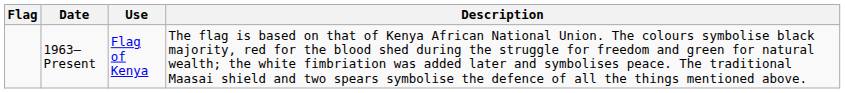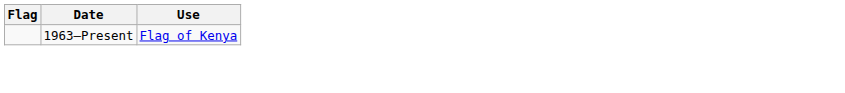- column: (503, 15)
